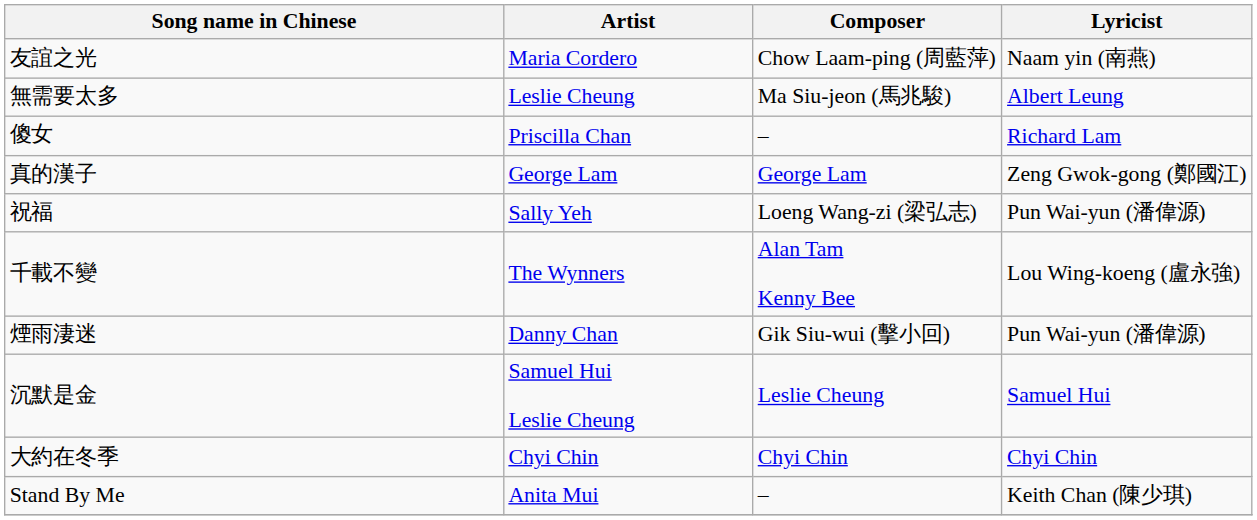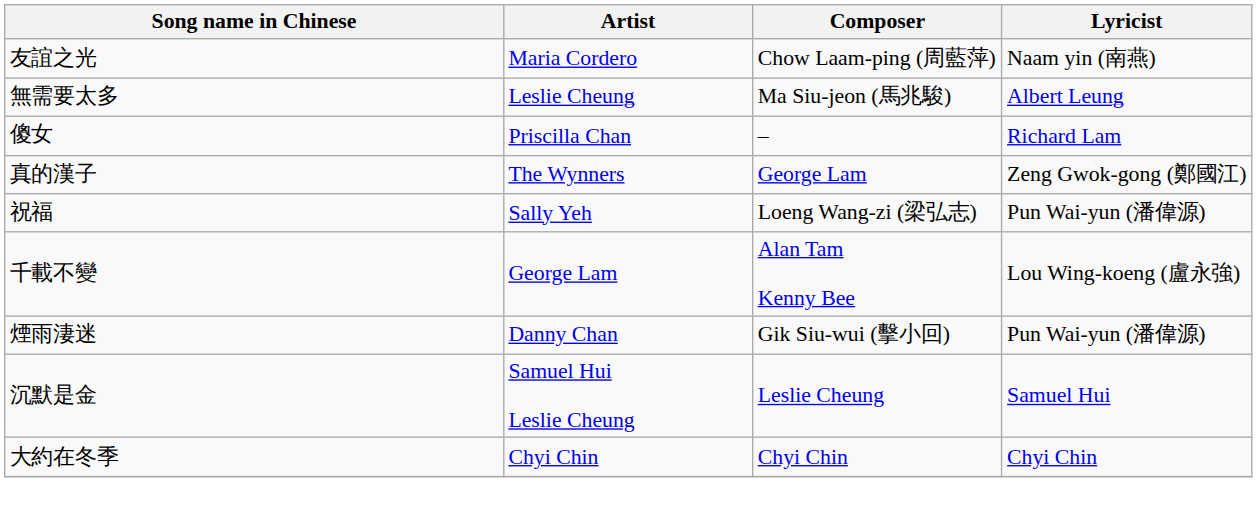(563, 174) George Lam -> (566, 174) The Wynners
(566, 273) The Wynners -> (563, 273) George Lam
- row: (67, 495)
